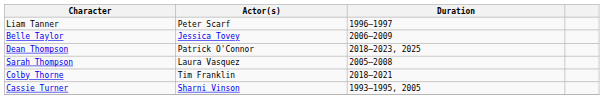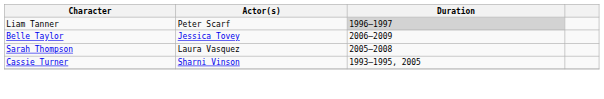(371, 24) no background -> (371, 24) lightgrey background
- row: (37, 50)
- row: (35, 75)
